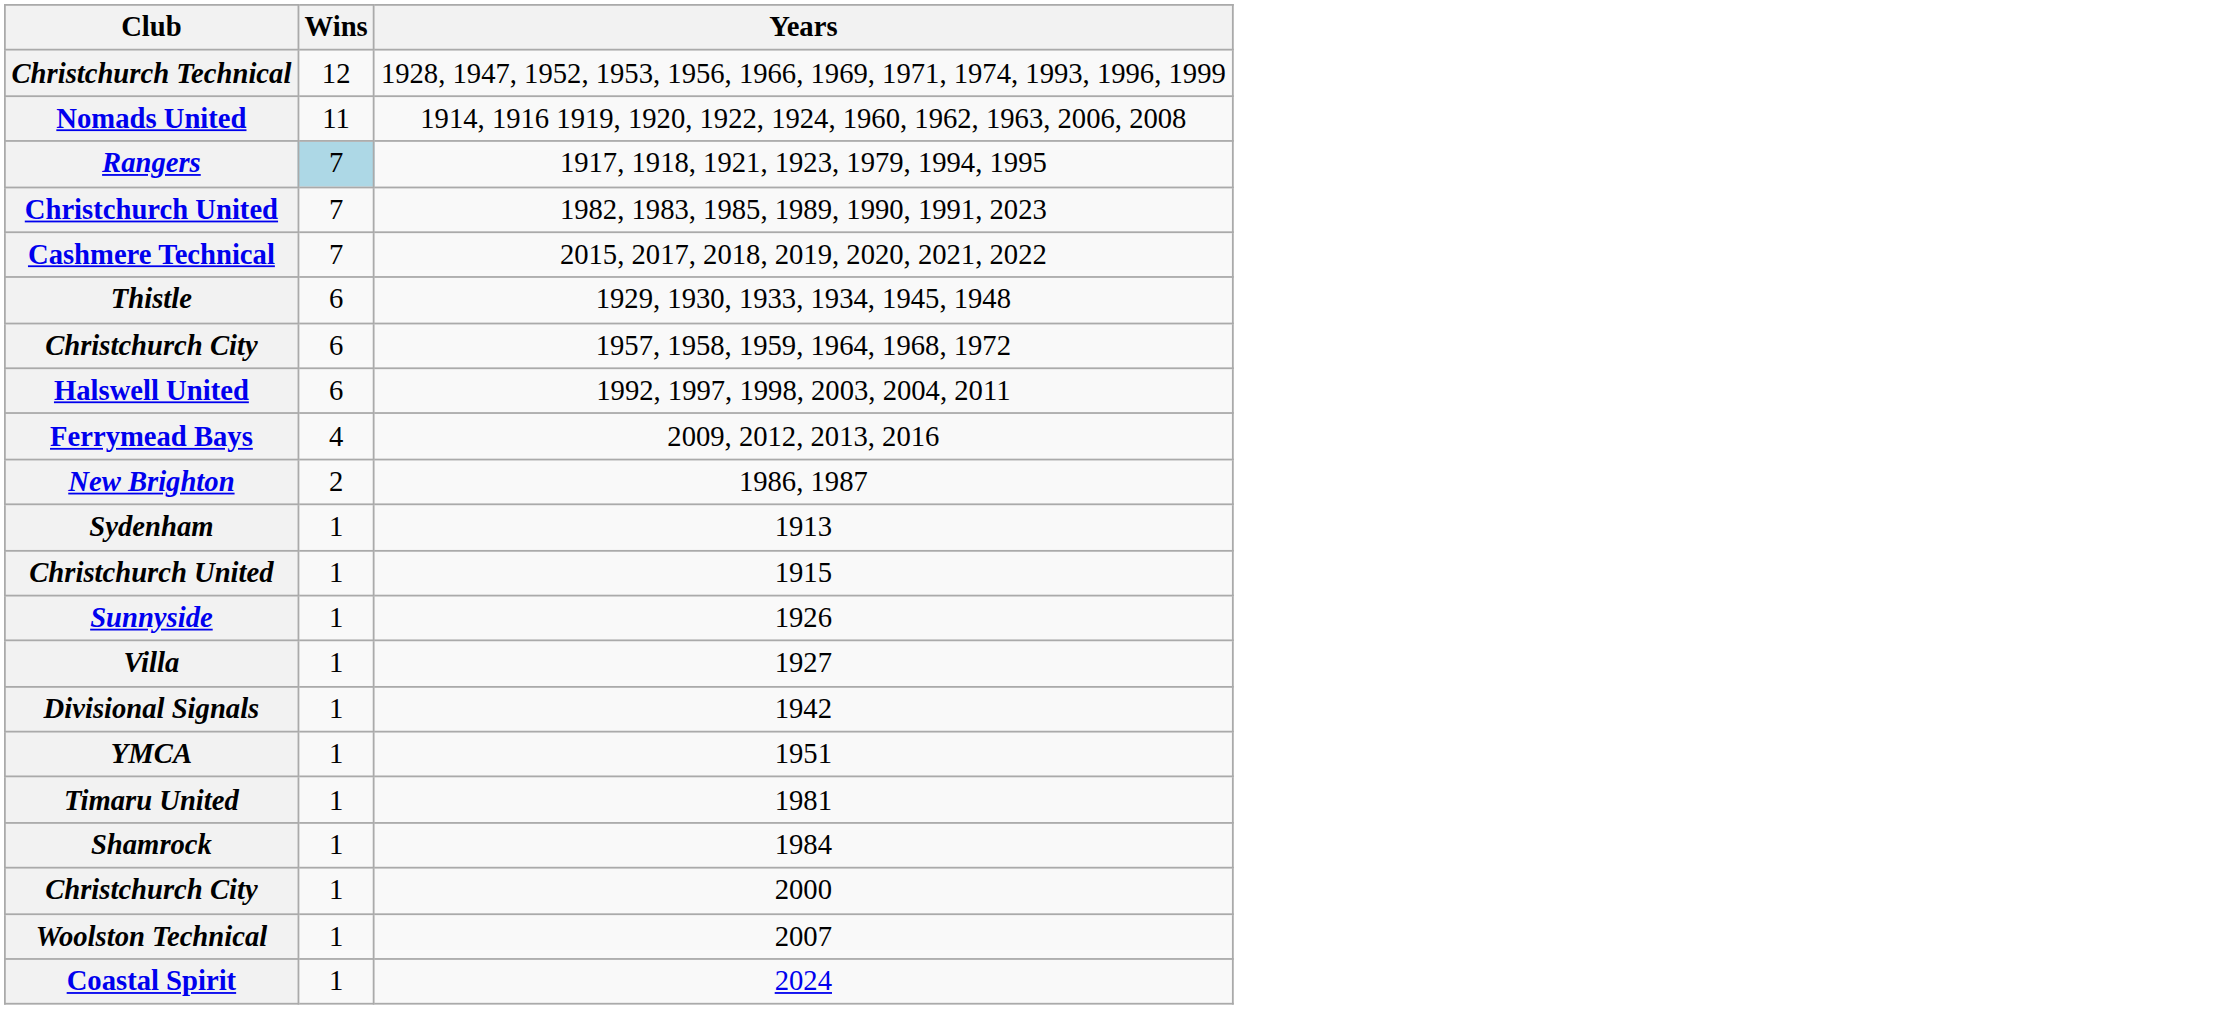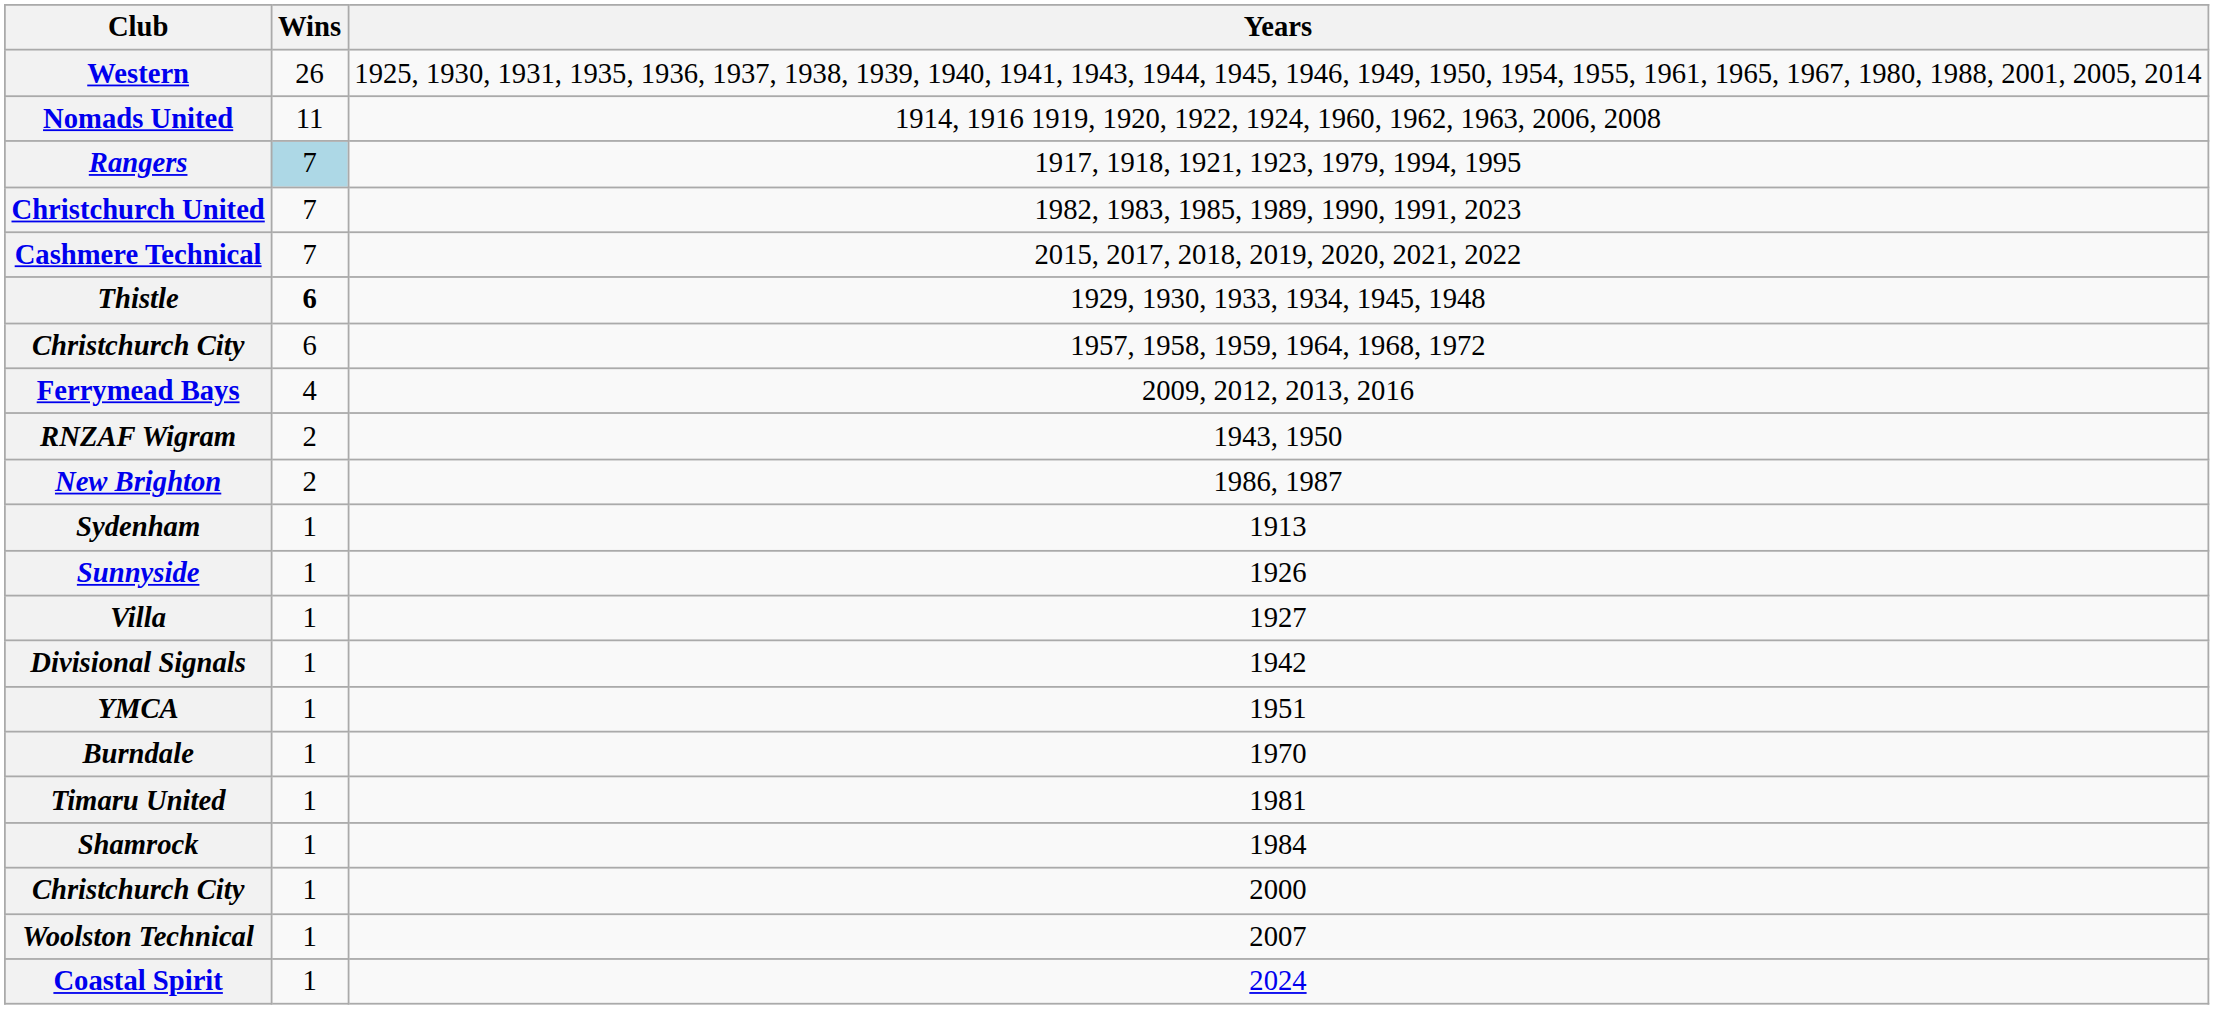+ row: (138, 72)
- row: (151, 72)
(336, 299) normal -> (310, 299) bold
- row: (151, 390)
+ row: (138, 436)
- row: (151, 572)
+ row: (138, 753)
